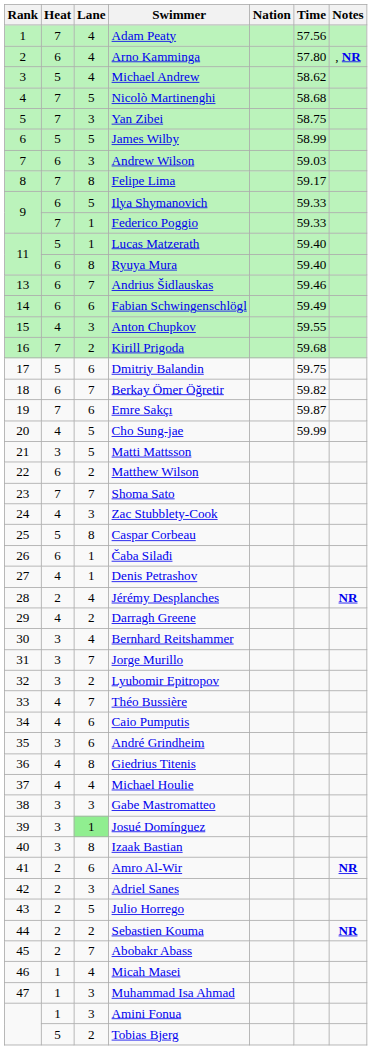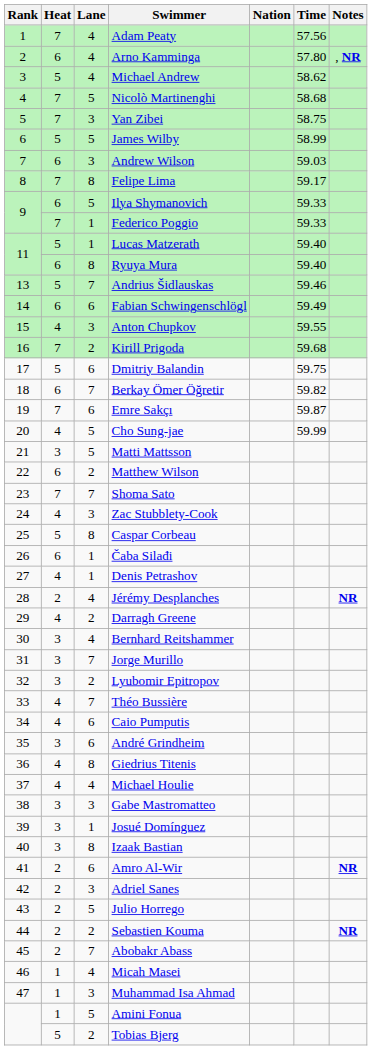(58, 285) 6 -> (58, 285) 5
(91, 826) lightgreen background -> (91, 826) no background
(91, 1013) 3 -> (91, 1013) 5
